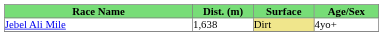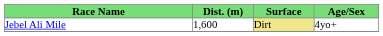(205, 24) 1,638 -> (205, 24) 1,600
